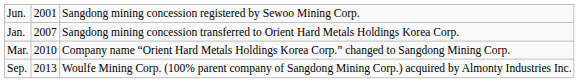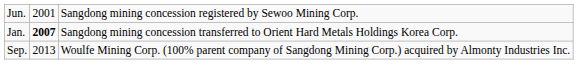(45, 31) normal -> (44, 31) bold
- row: (18, 50)
